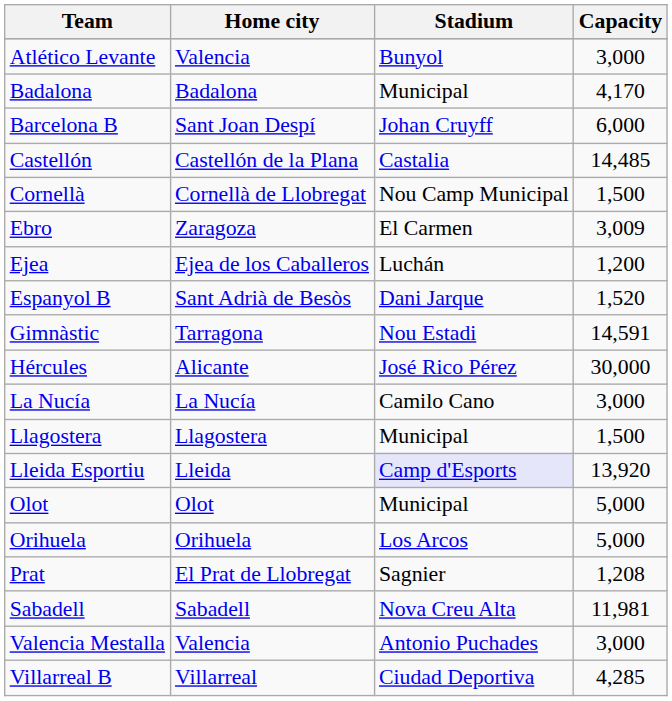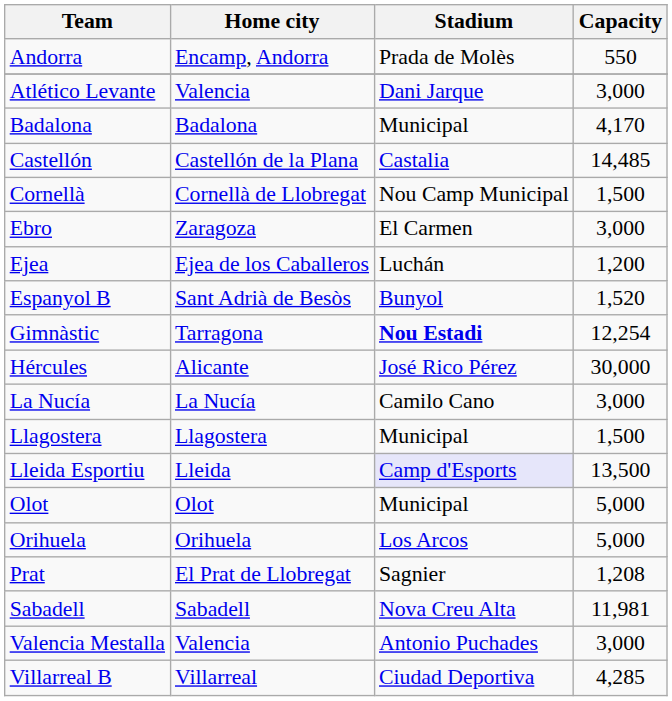+ row: (46, 56)
(411, 56) Bunyol -> (431, 90) Dani Jarque
- row: (64, 125)
(621, 228) 3,009 -> (621, 228) 3,000
(431, 297) Dani Jarque -> (411, 297) Bunyol
(428, 332) normal -> (431, 332) bold
(621, 332) 14,591 -> (621, 332) 12,254
(621, 470) 13,920 -> (621, 470) 13,500
